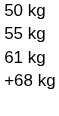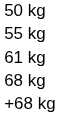+ row: (25, 80)
